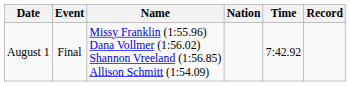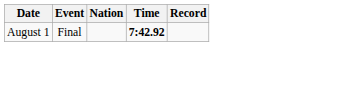- column: (155, 13)
(284, 51) normal -> (147, 32) bold
